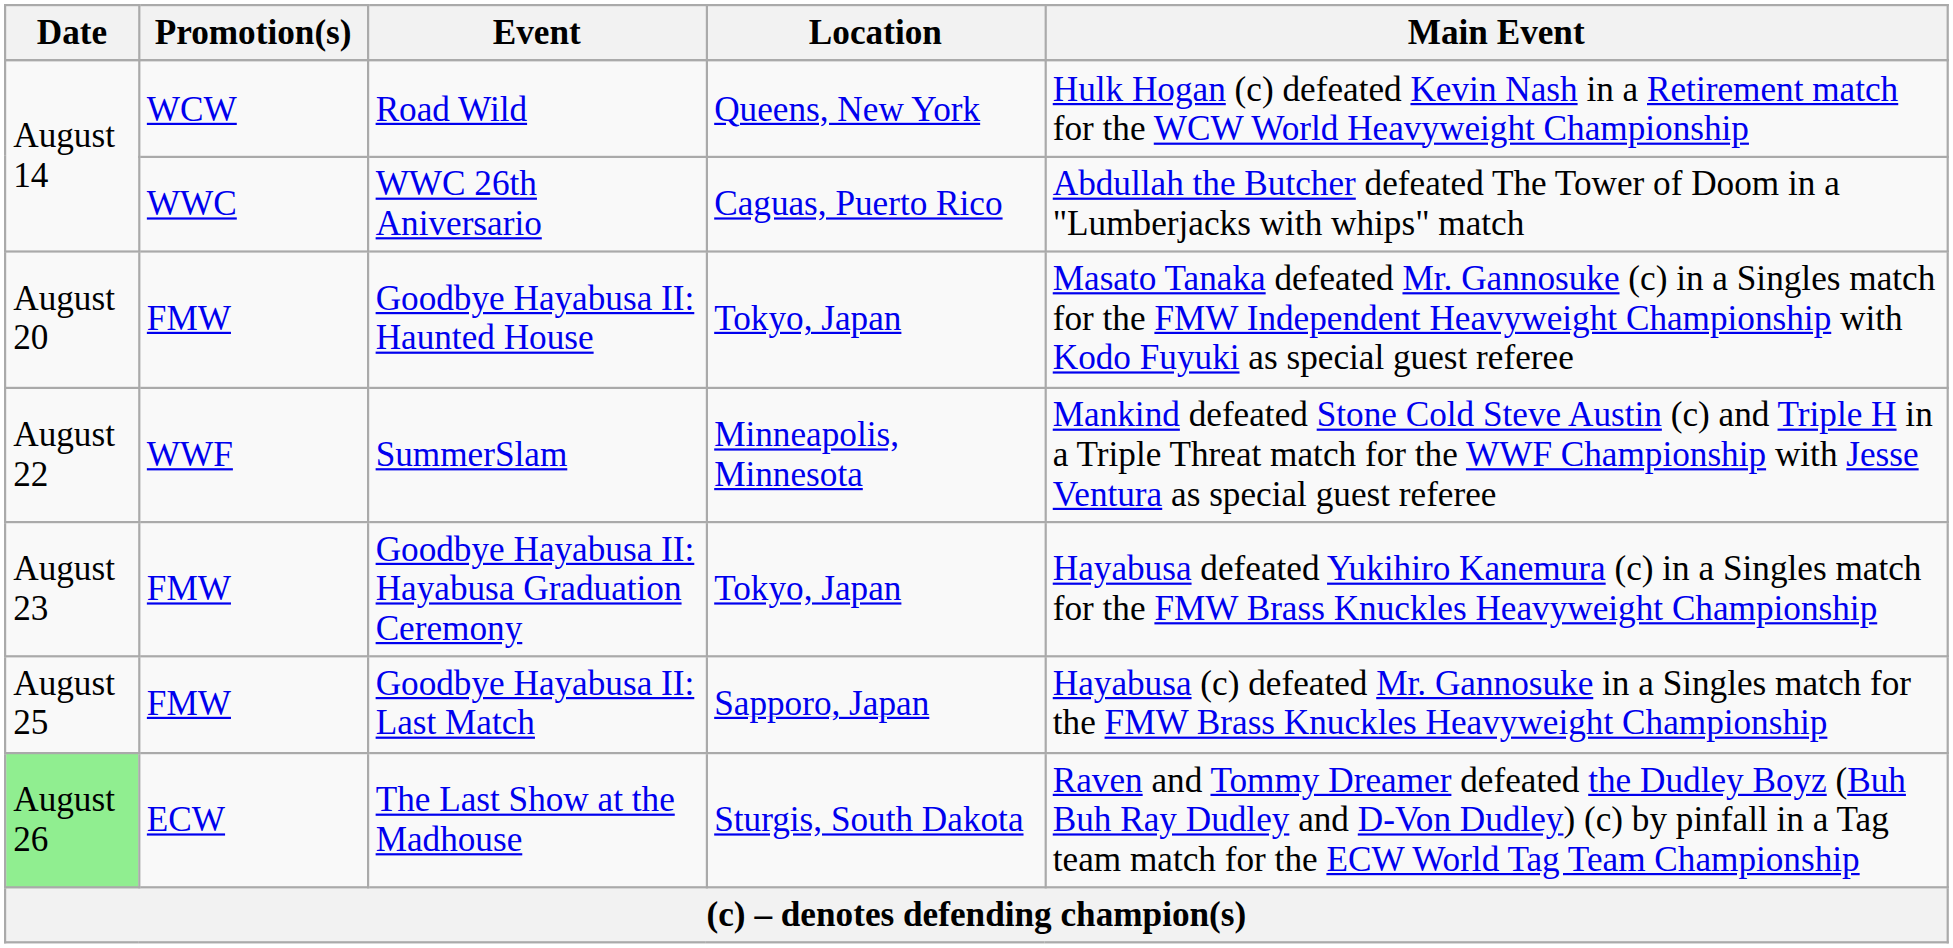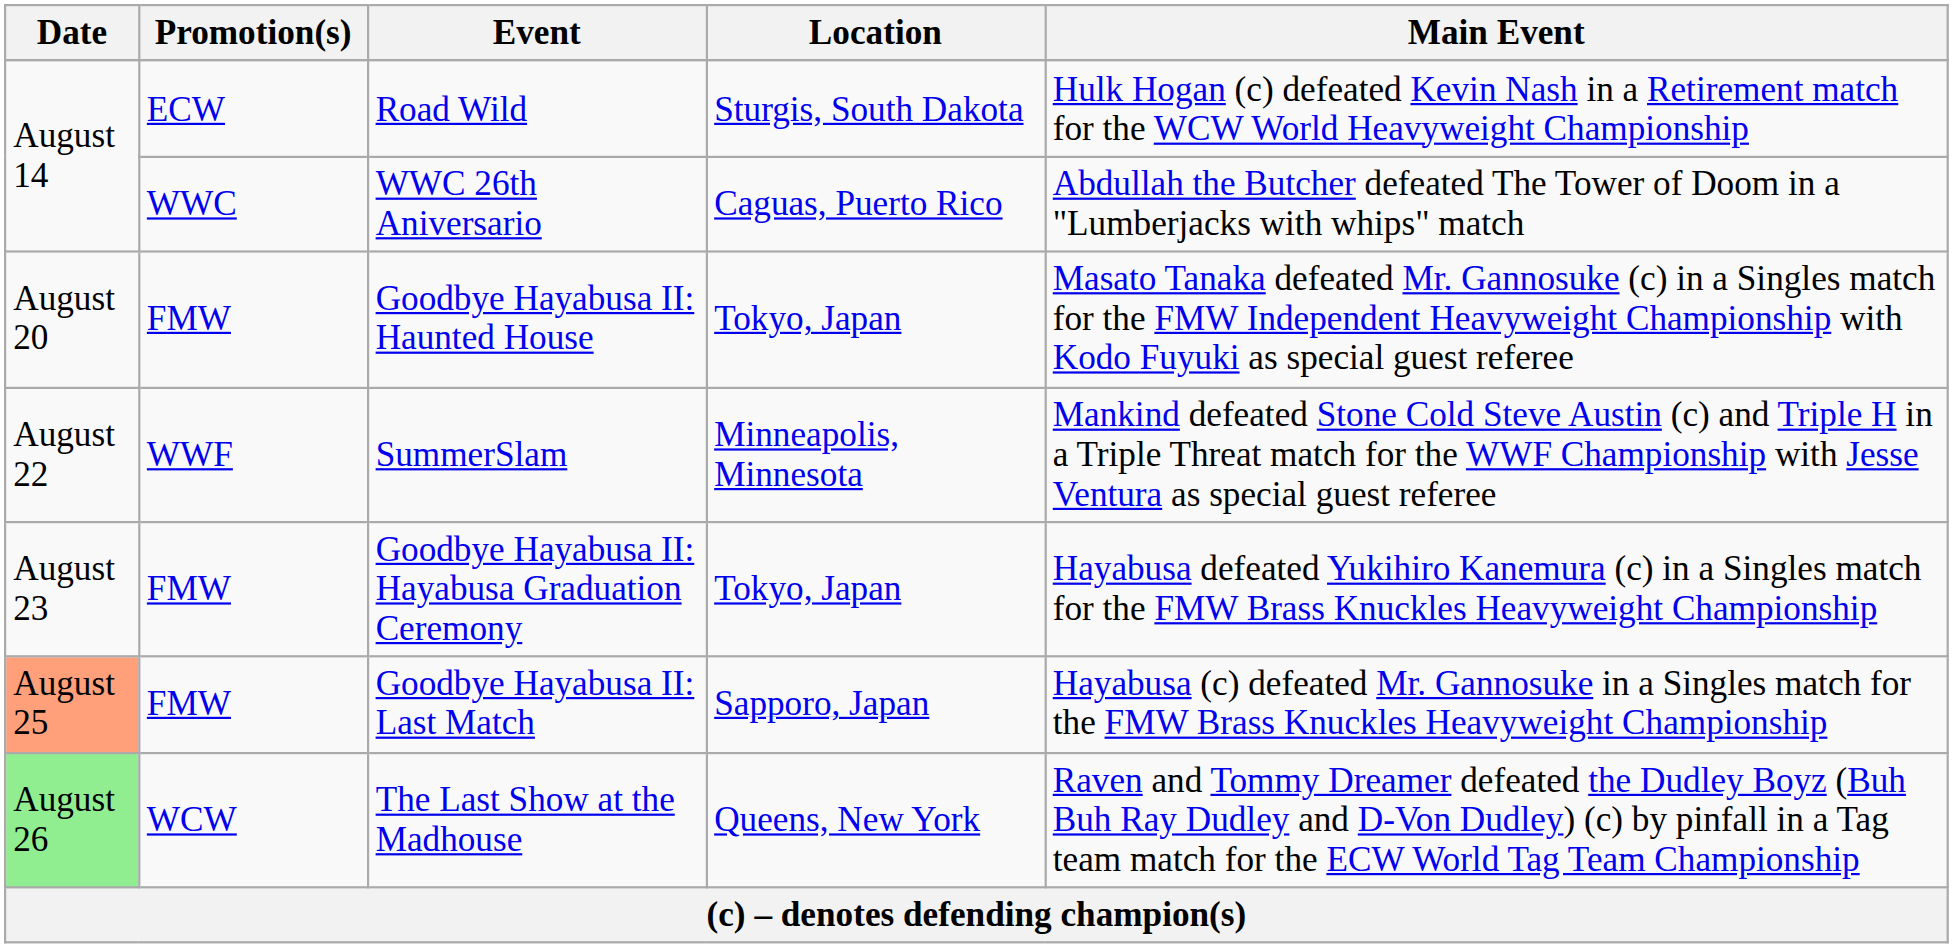(192, 108) WCW -> (186, 108) ECW
(847, 108) Queens, New York -> (869, 108) Sturgis, South Dakota
(64, 703) no background -> (64, 703) lightsalmon background
(186, 819) ECW -> (192, 819) WCW
(869, 819) Sturgis, South Dakota -> (847, 819) Queens, New York
